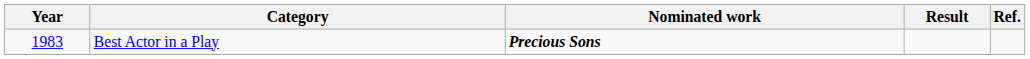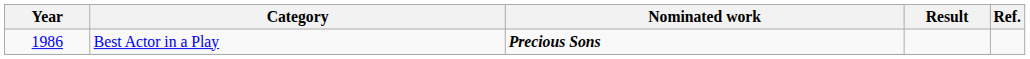(47, 41) 1983 -> (47, 41) 1986
